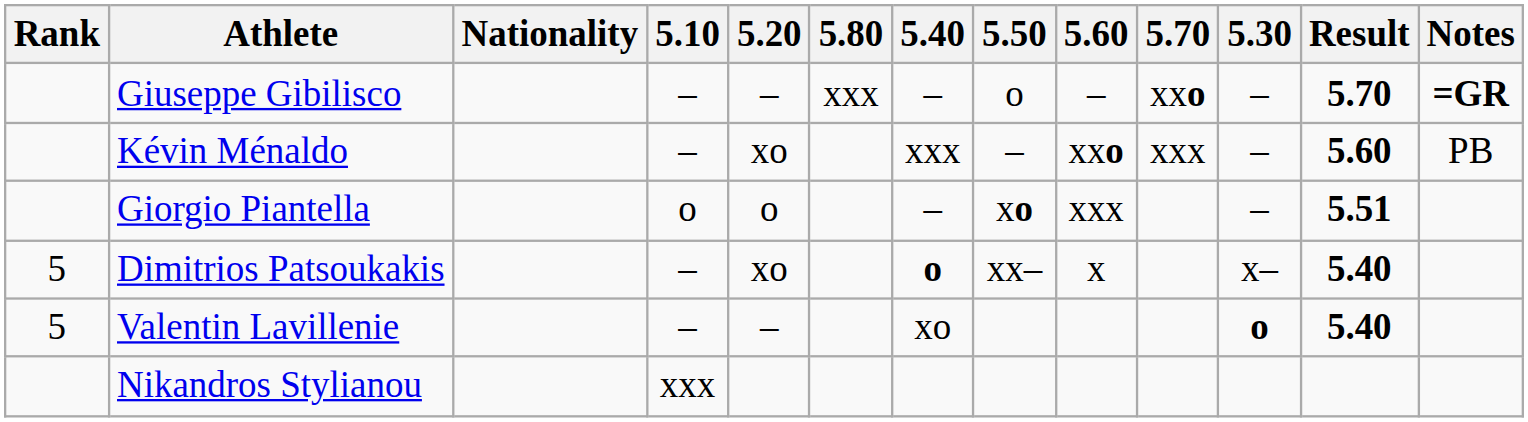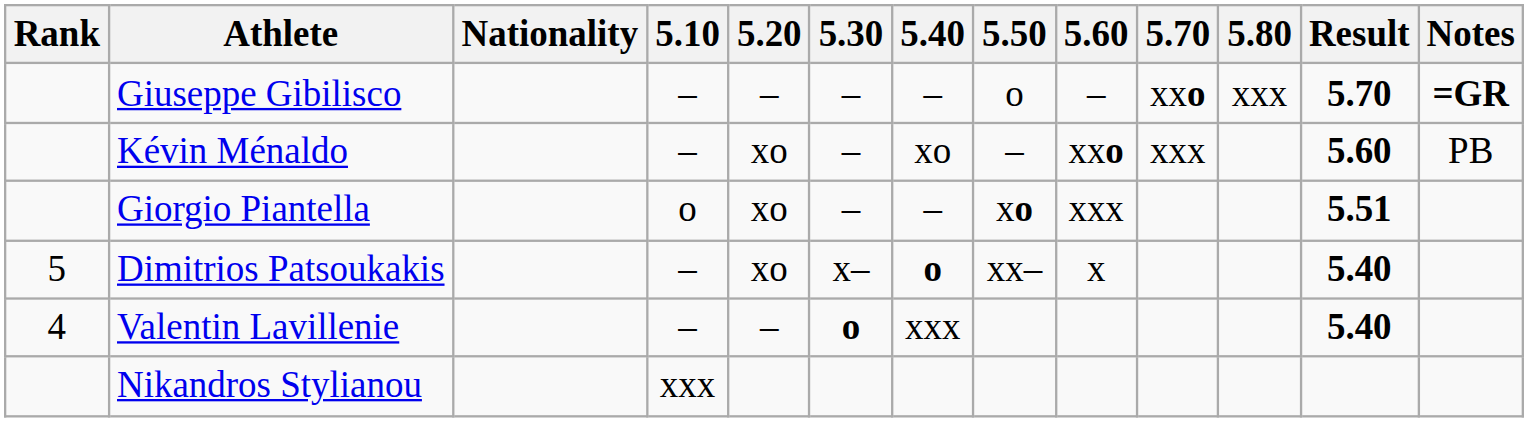columns swapped: (1260, 33) <-> (851, 33)
(933, 151) xxx -> (933, 151) xo
(769, 209) o -> (769, 209) xo
(57, 326) 5 -> (57, 326) 4
(933, 326) xo -> (933, 326) xxx
